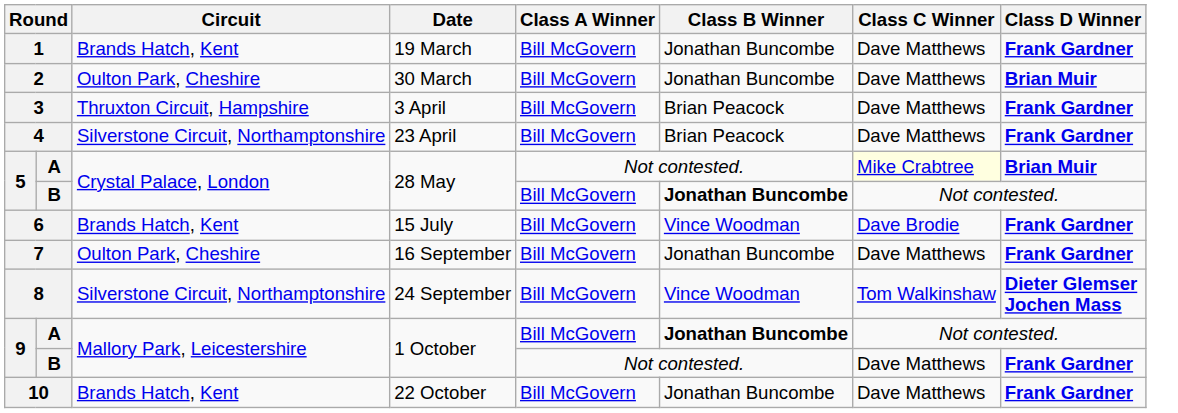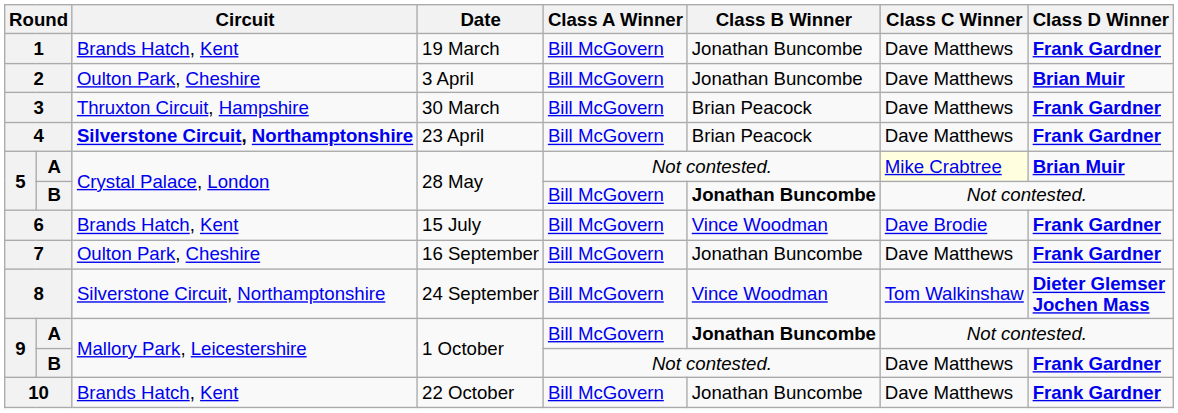(433, 78) 30 March -> (448, 78) 3 April
(420, 107) 3 April -> (461, 107) 30 March
(231, 136) normal -> (245, 136) bold
